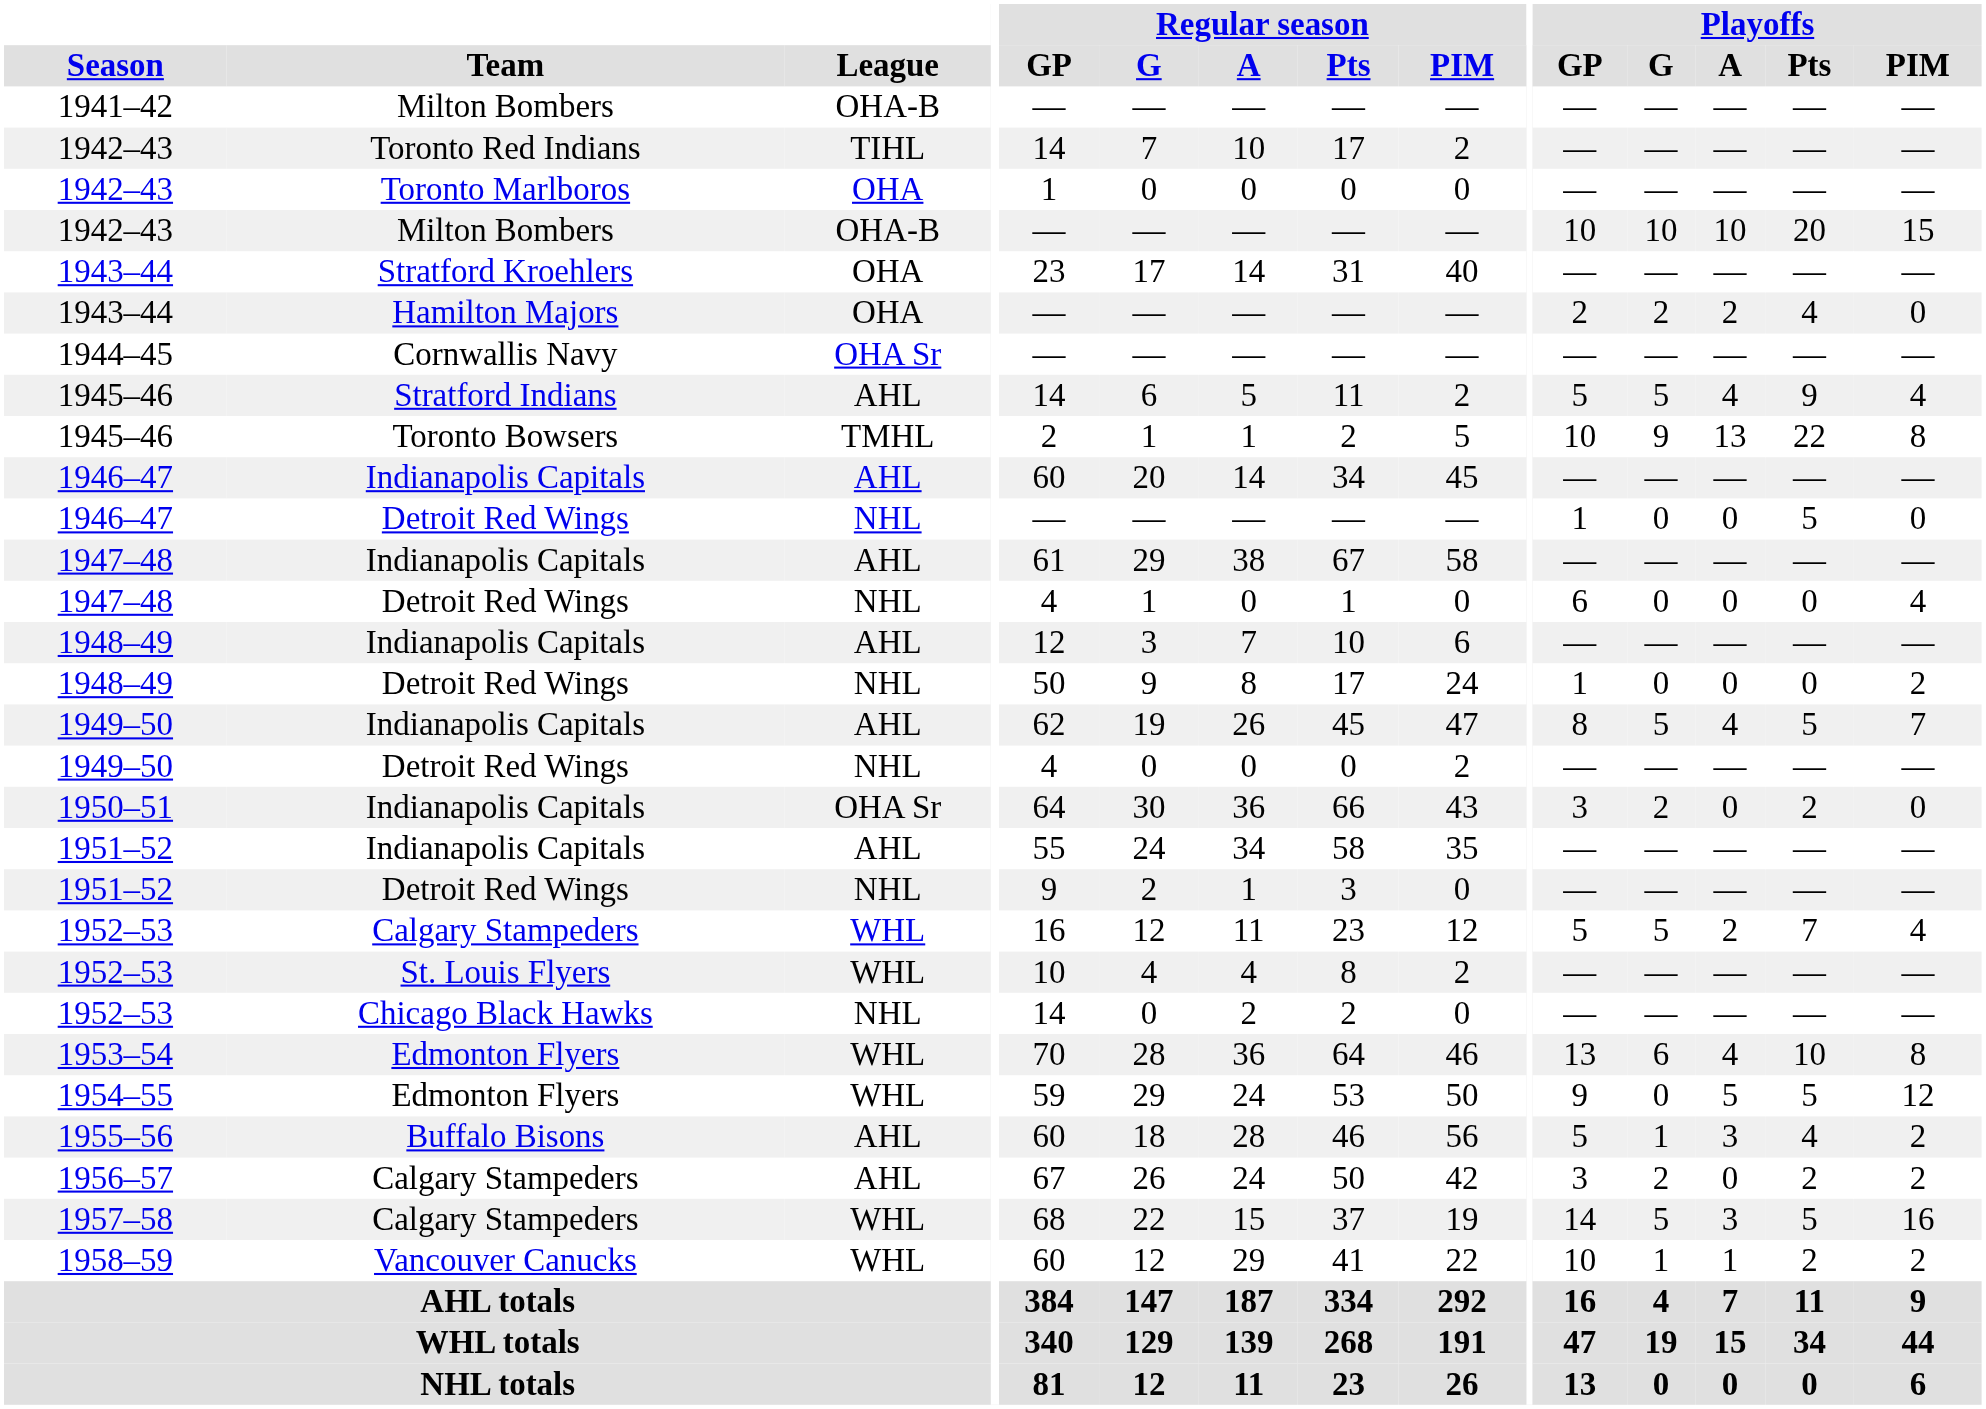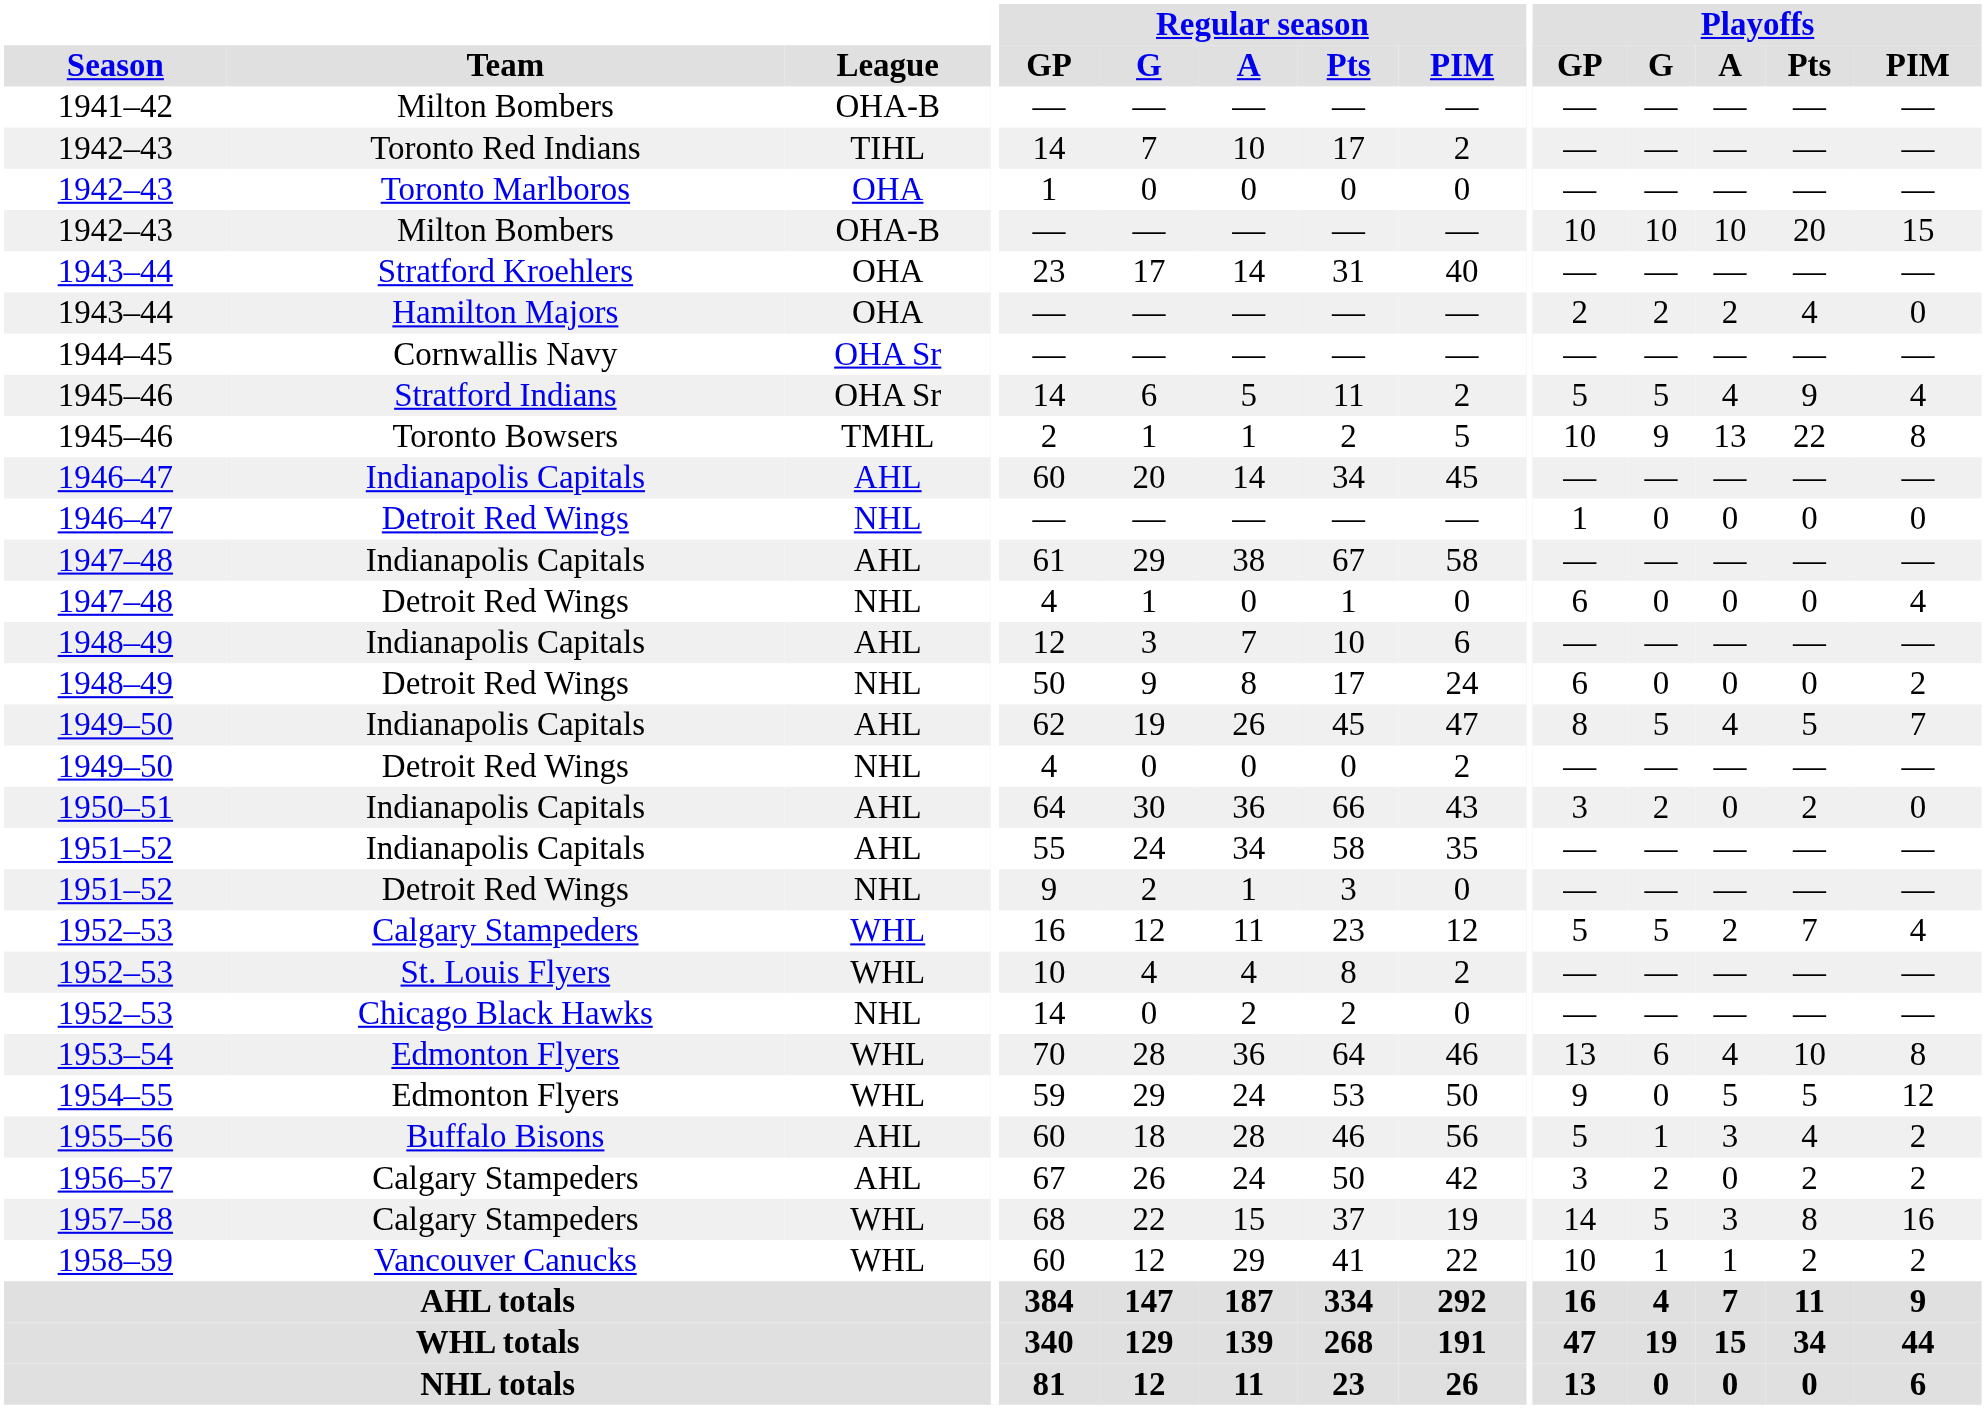(888, 394) AHL -> (888, 394) OHA Sr
(1809, 518) 5 -> (1809, 518) 0
(1580, 683) 1 -> (1580, 683) 6
(888, 806) OHA Sr -> (888, 806) AHL
(1809, 1218) 5 -> (1809, 1218) 8
